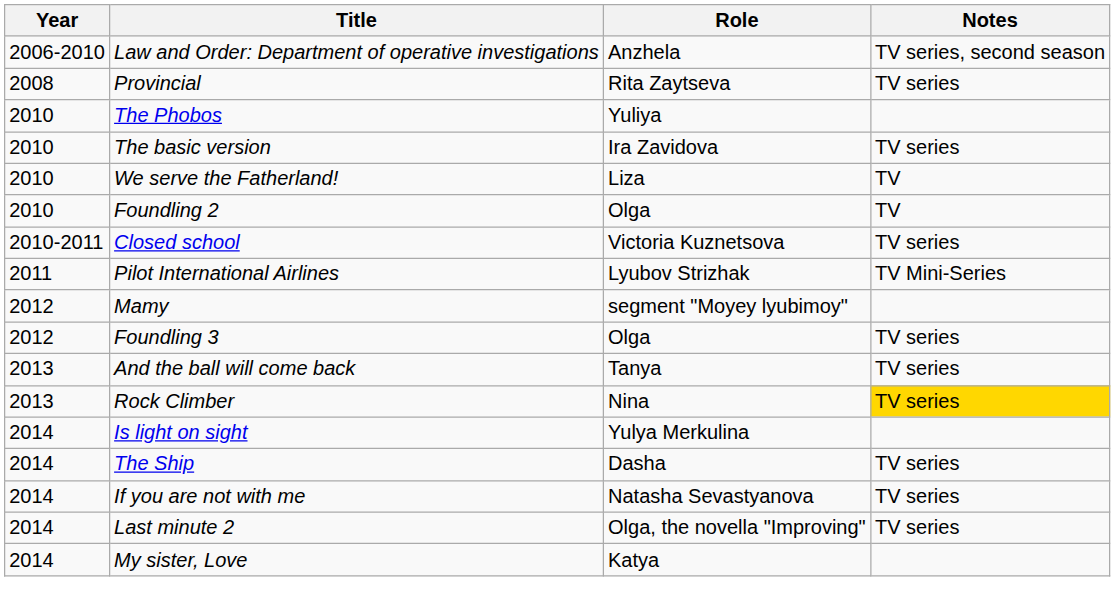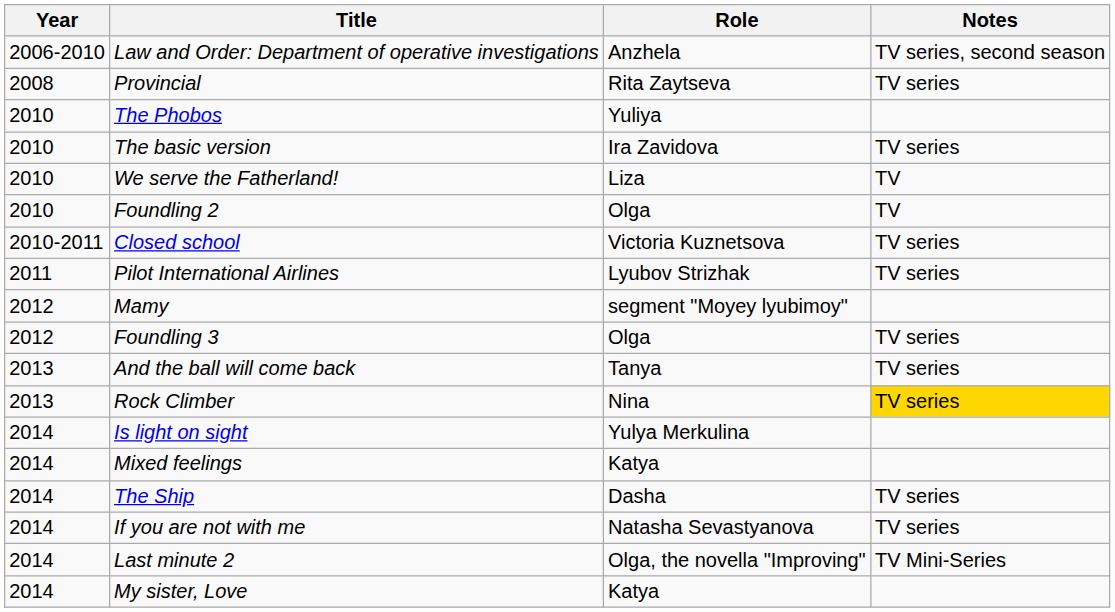(940, 274) TV Mini-Series -> (917, 274) TV series
+ row: (178, 464)
(917, 527) TV series -> (940, 559) TV Mini-Series
